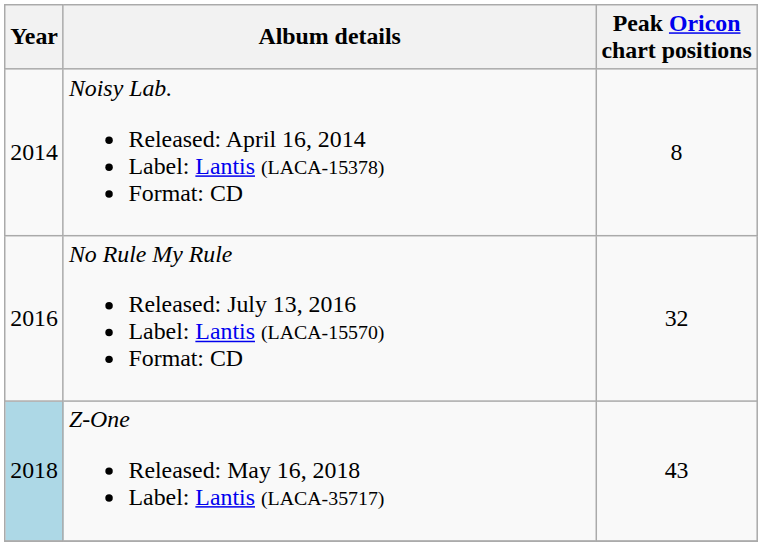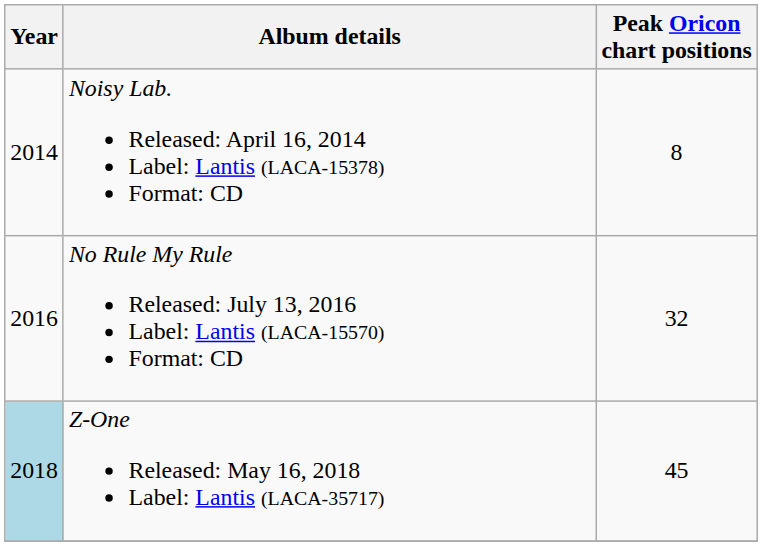(677, 470) 43 -> (677, 470) 45
